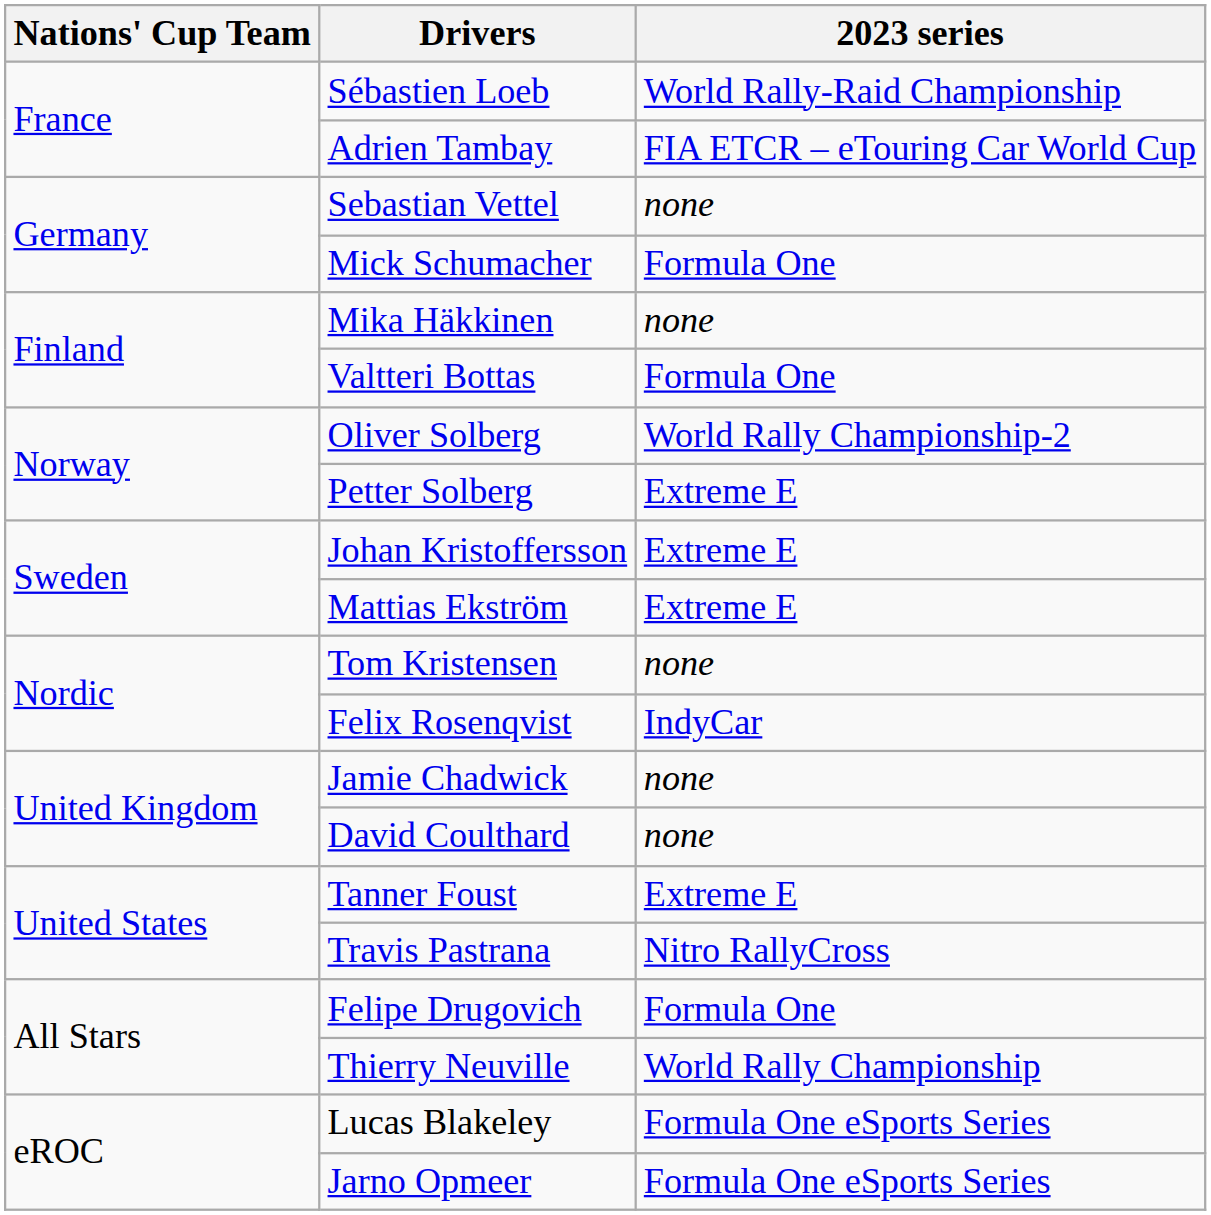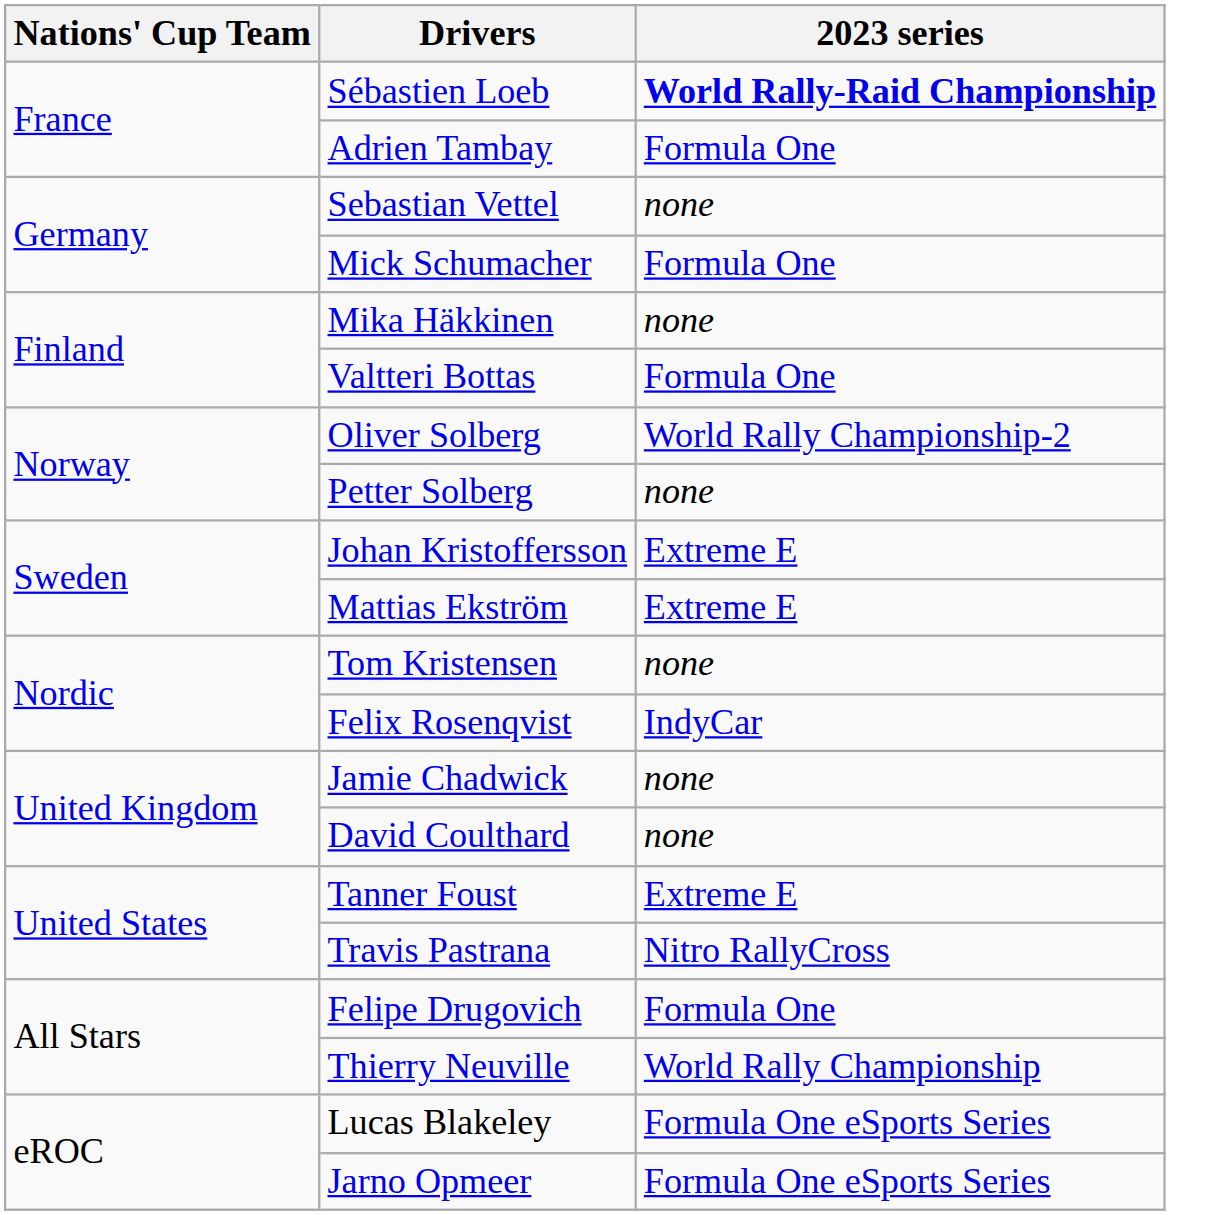(882, 90) normal -> (900, 90) bold
(920, 147) FIA ETCR – eTouring Car World Cup -> (740, 147) Formula One
(721, 491) Extreme E -> (679, 491) none
